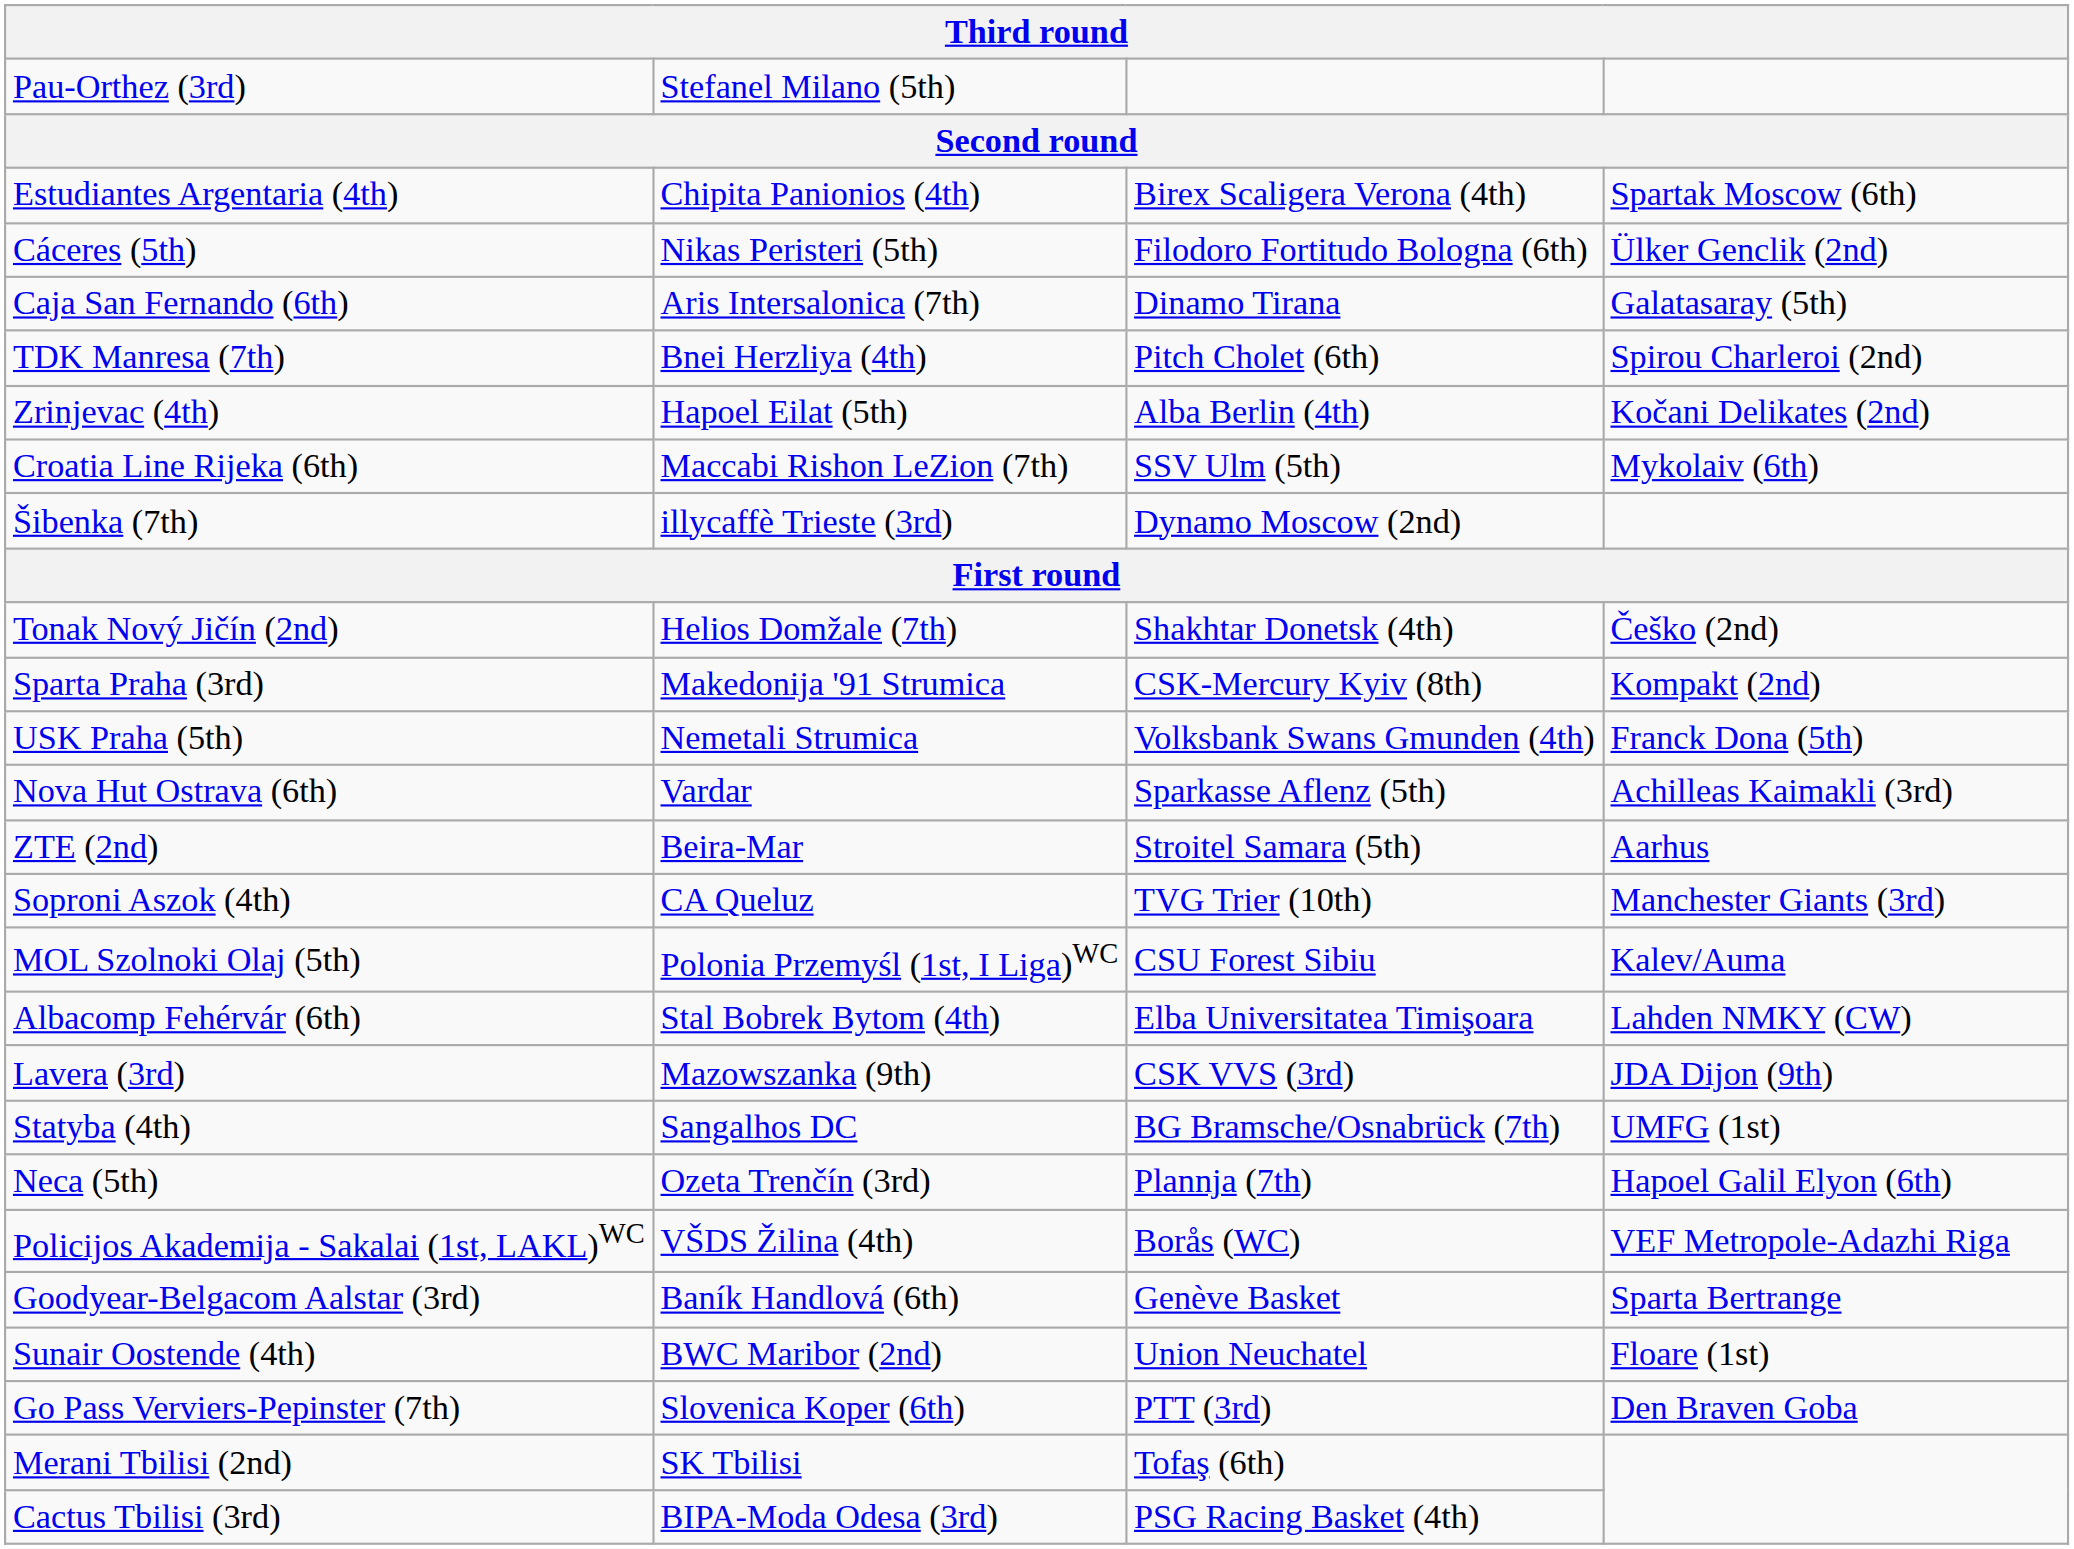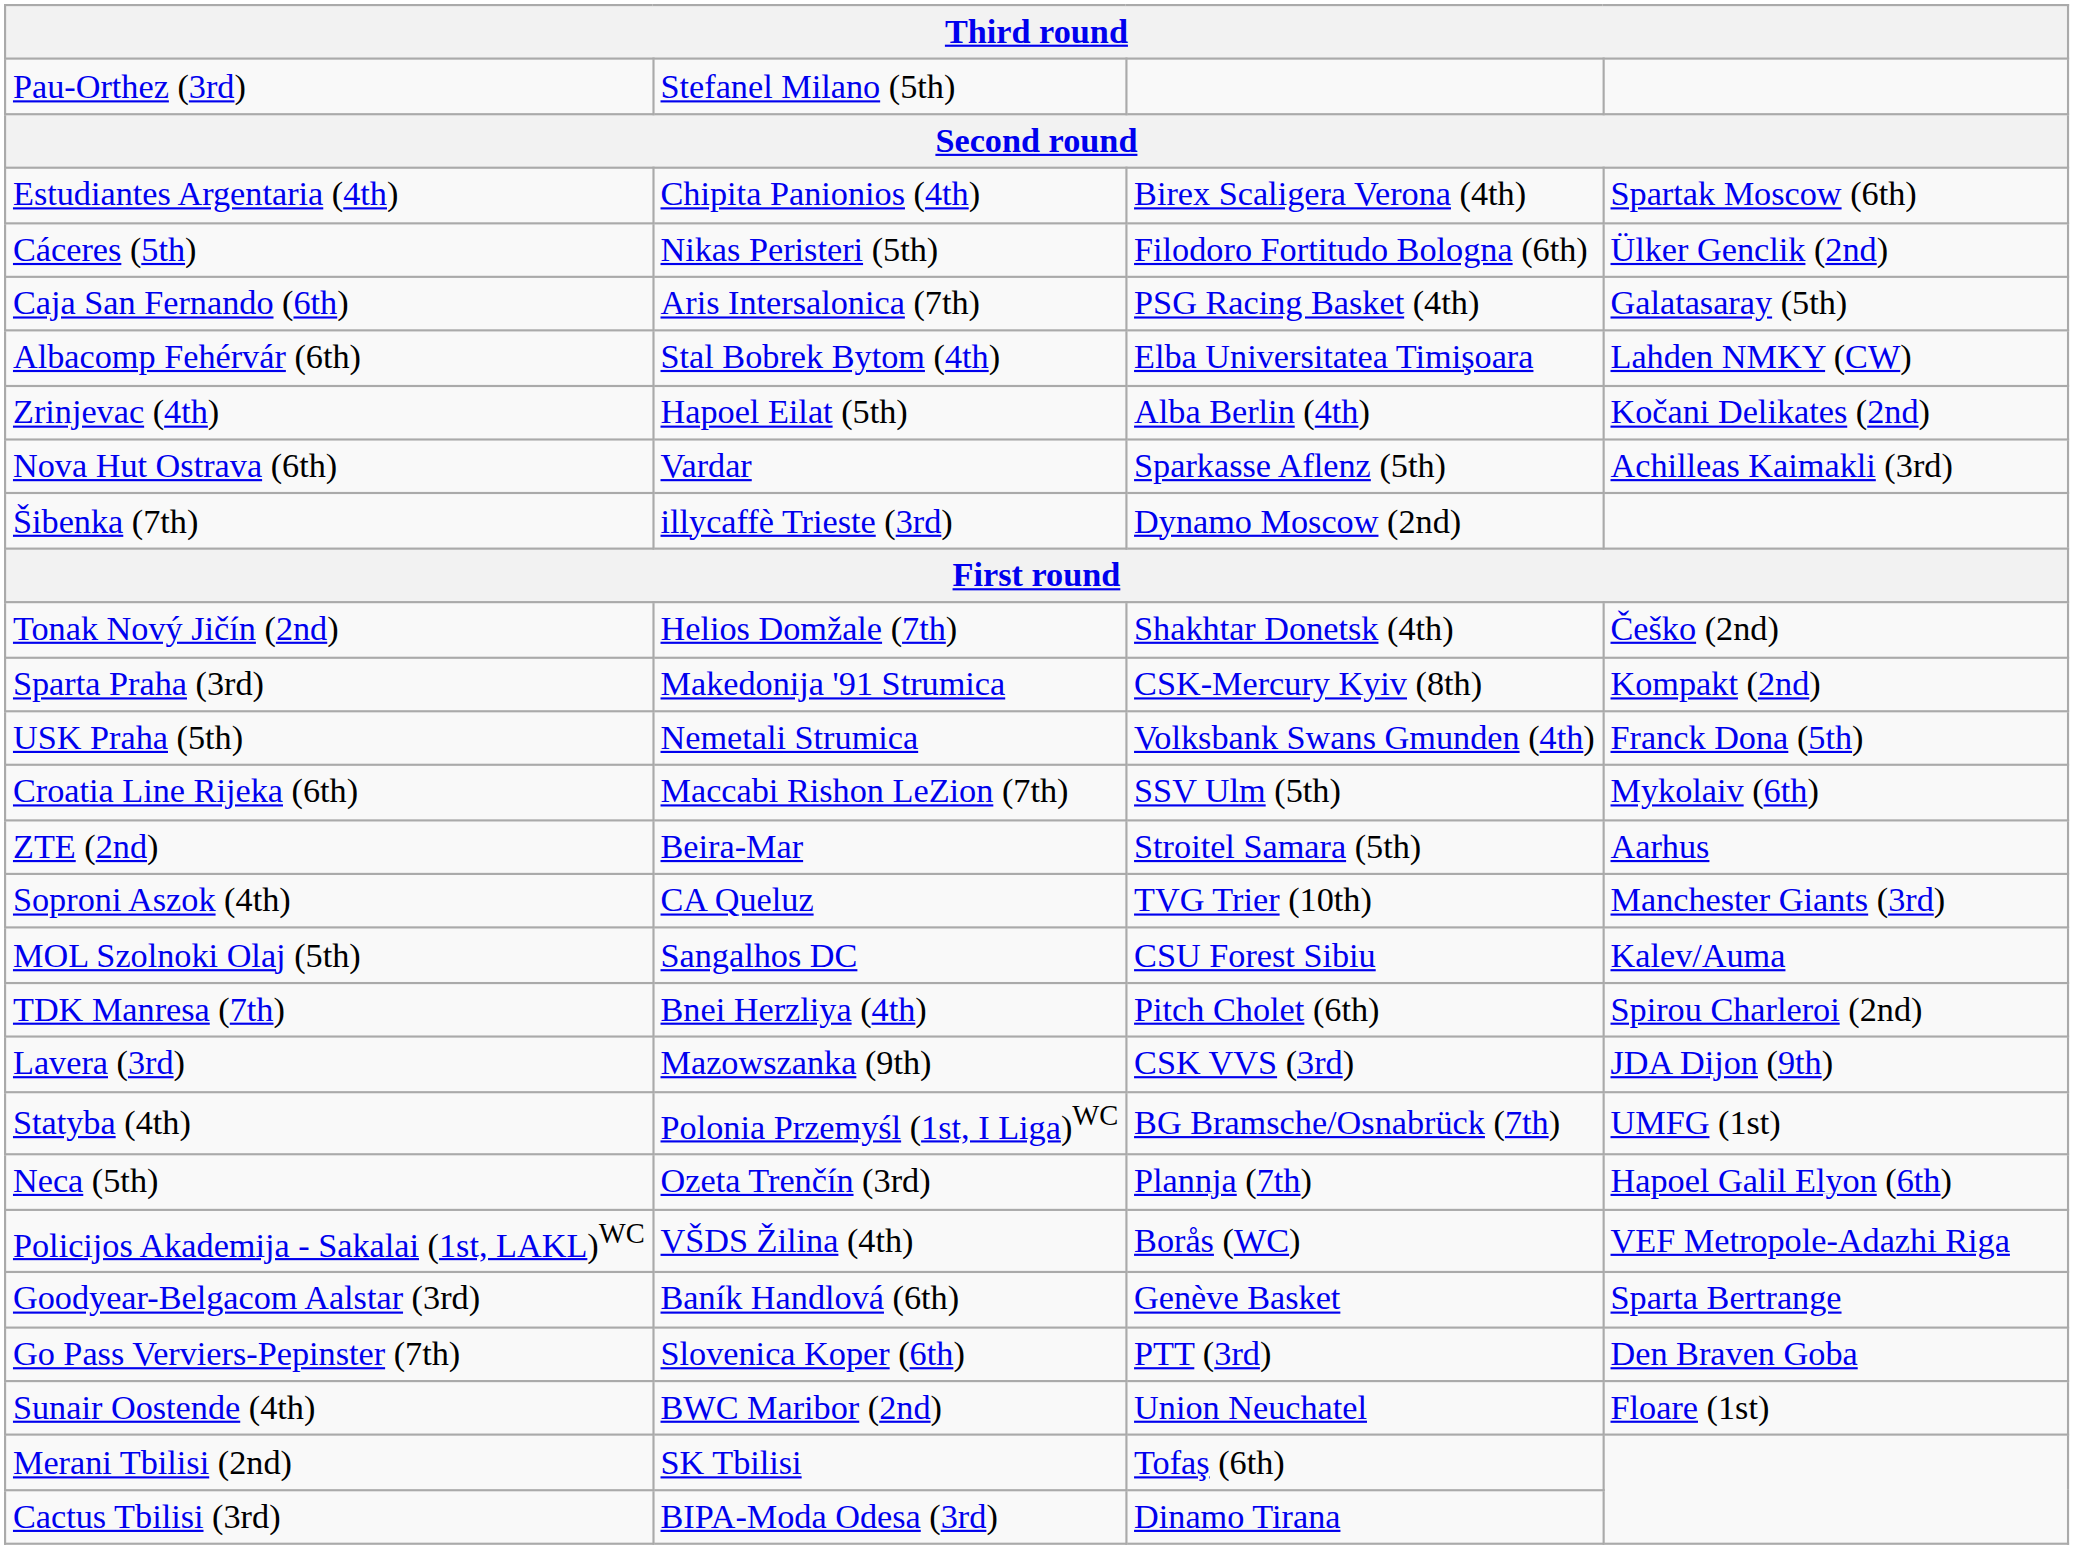(1237, 303) Dinamo Tirana -> (1307, 303) PSG Racing Basket (4th)
rows swapped: (149, 357) <-> (187, 1018)
rows swapped: (186, 466) <-> (175, 791)
(889, 959) Polonia Przemyśl (1st, I Liga)WC -> (759, 954) Sangalhos DC
(759, 1126) Sangalhos DC -> (889, 1122) Polonia Przemyśl (1st, I Liga)WC
rows swapped: (164, 1353) <-> (237, 1407)
(1307, 1516) PSG Racing Basket (4th) -> (1237, 1516) Dinamo Tirana
